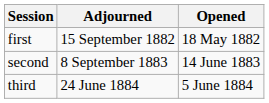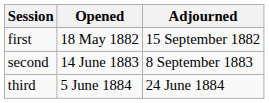columns swapped: (221, 16) <-> (118, 16)
